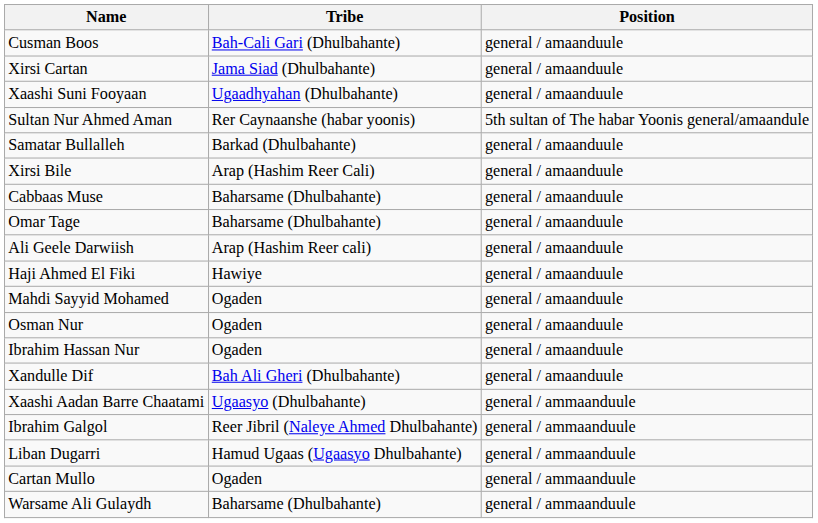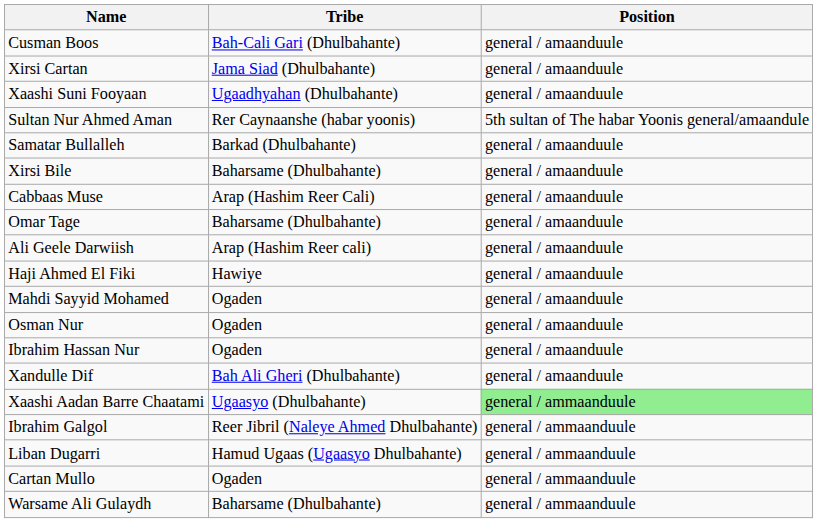(293, 171) Arap (Hashim Reer Cali) -> (296, 171) Baharsame (Dhulbahante)
(296, 196) Baharsame (Dhulbahante) -> (293, 196) Arap (Hashim Reer Cali)
(560, 401) no background -> (560, 401) lightgreen background
